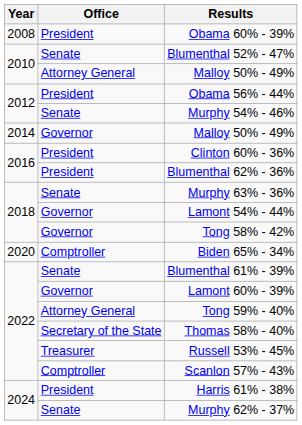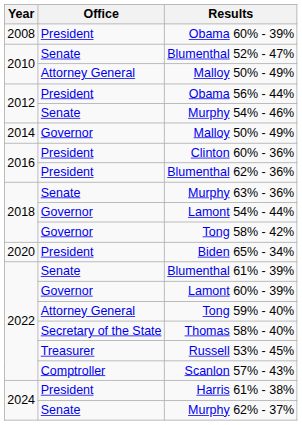(73, 251) Comptroller -> (67, 251) President
